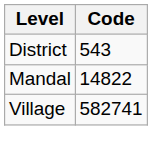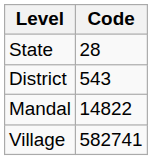+ row: (31, 49)
